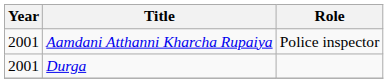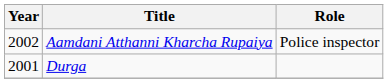(24, 41) 2001 -> (24, 41) 2002
